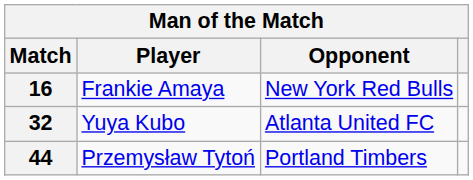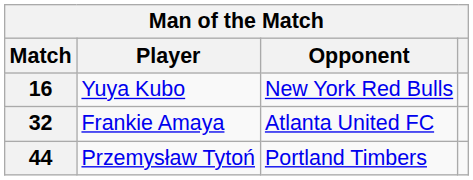(153, 89) Frankie Amaya -> (133, 89) Yuya Kubo
(133, 123) Yuya Kubo -> (153, 123) Frankie Amaya
